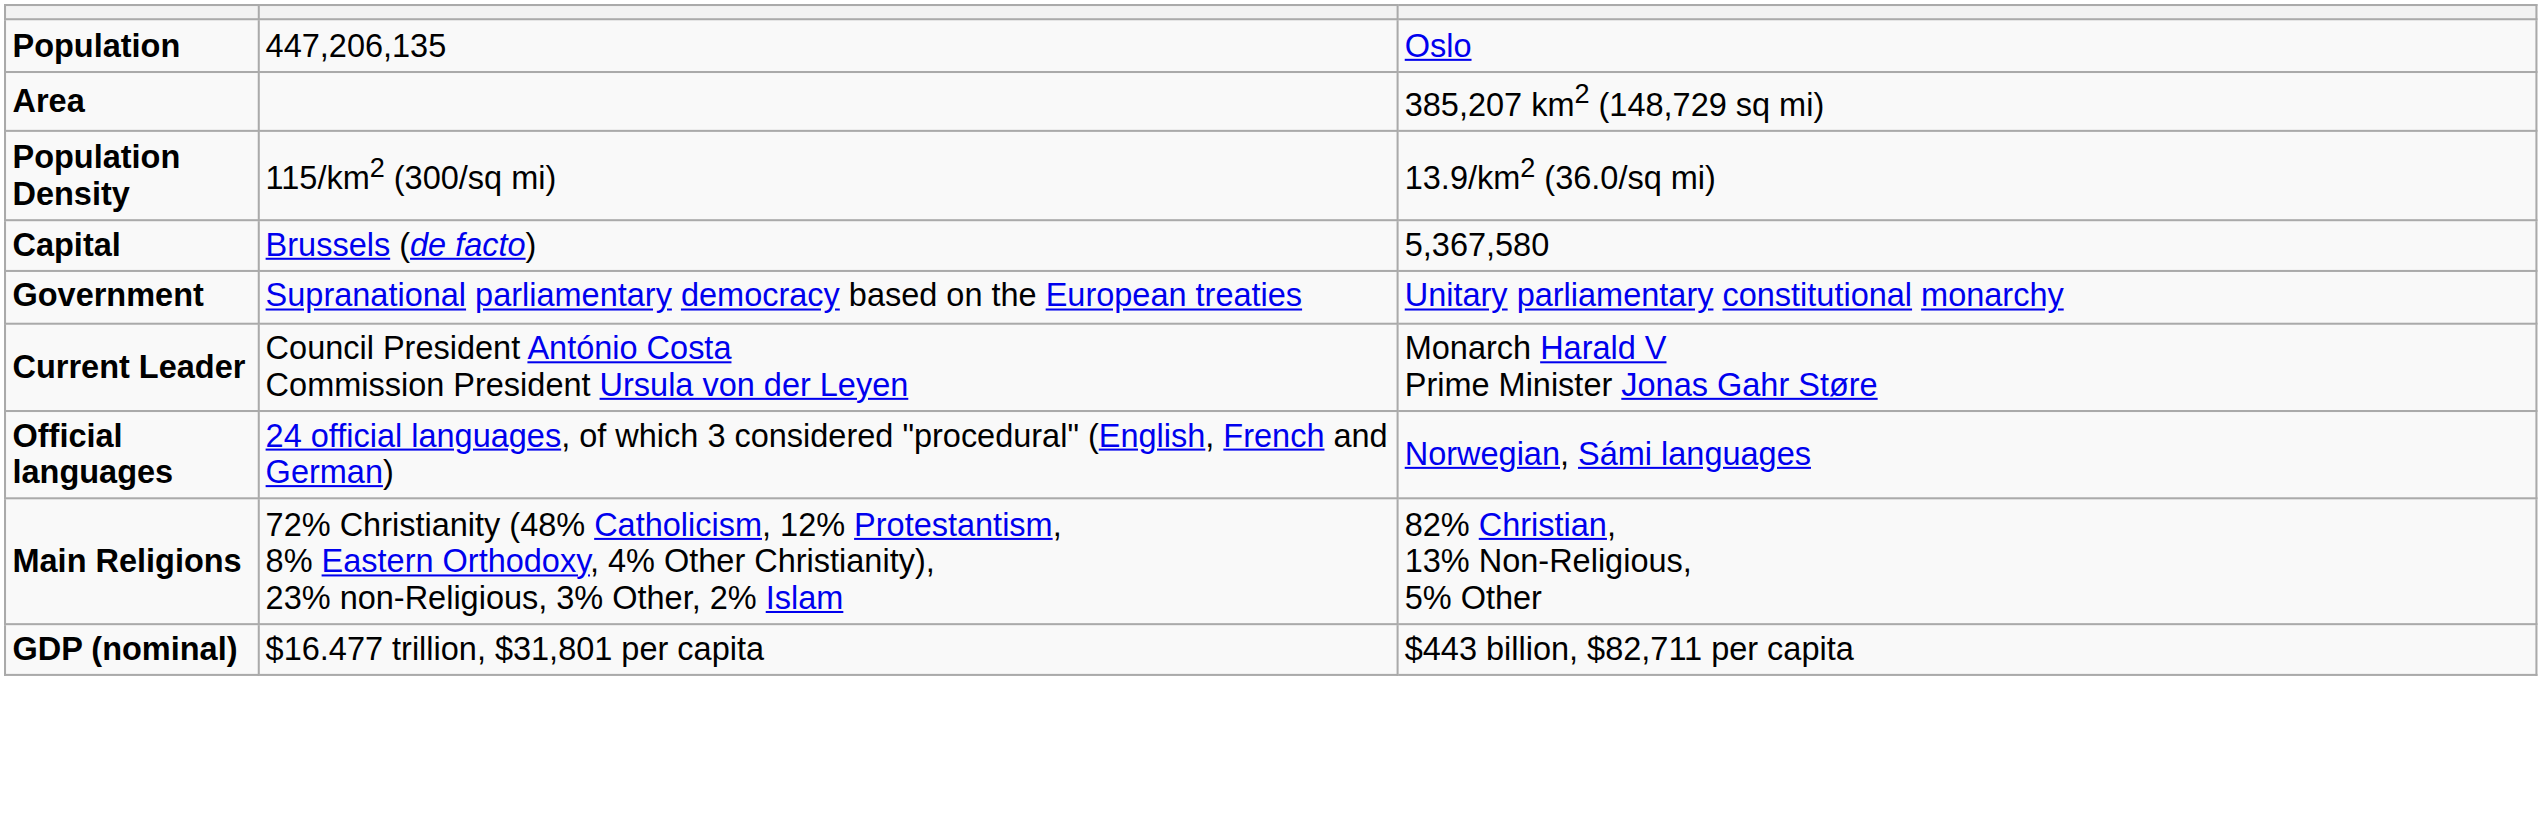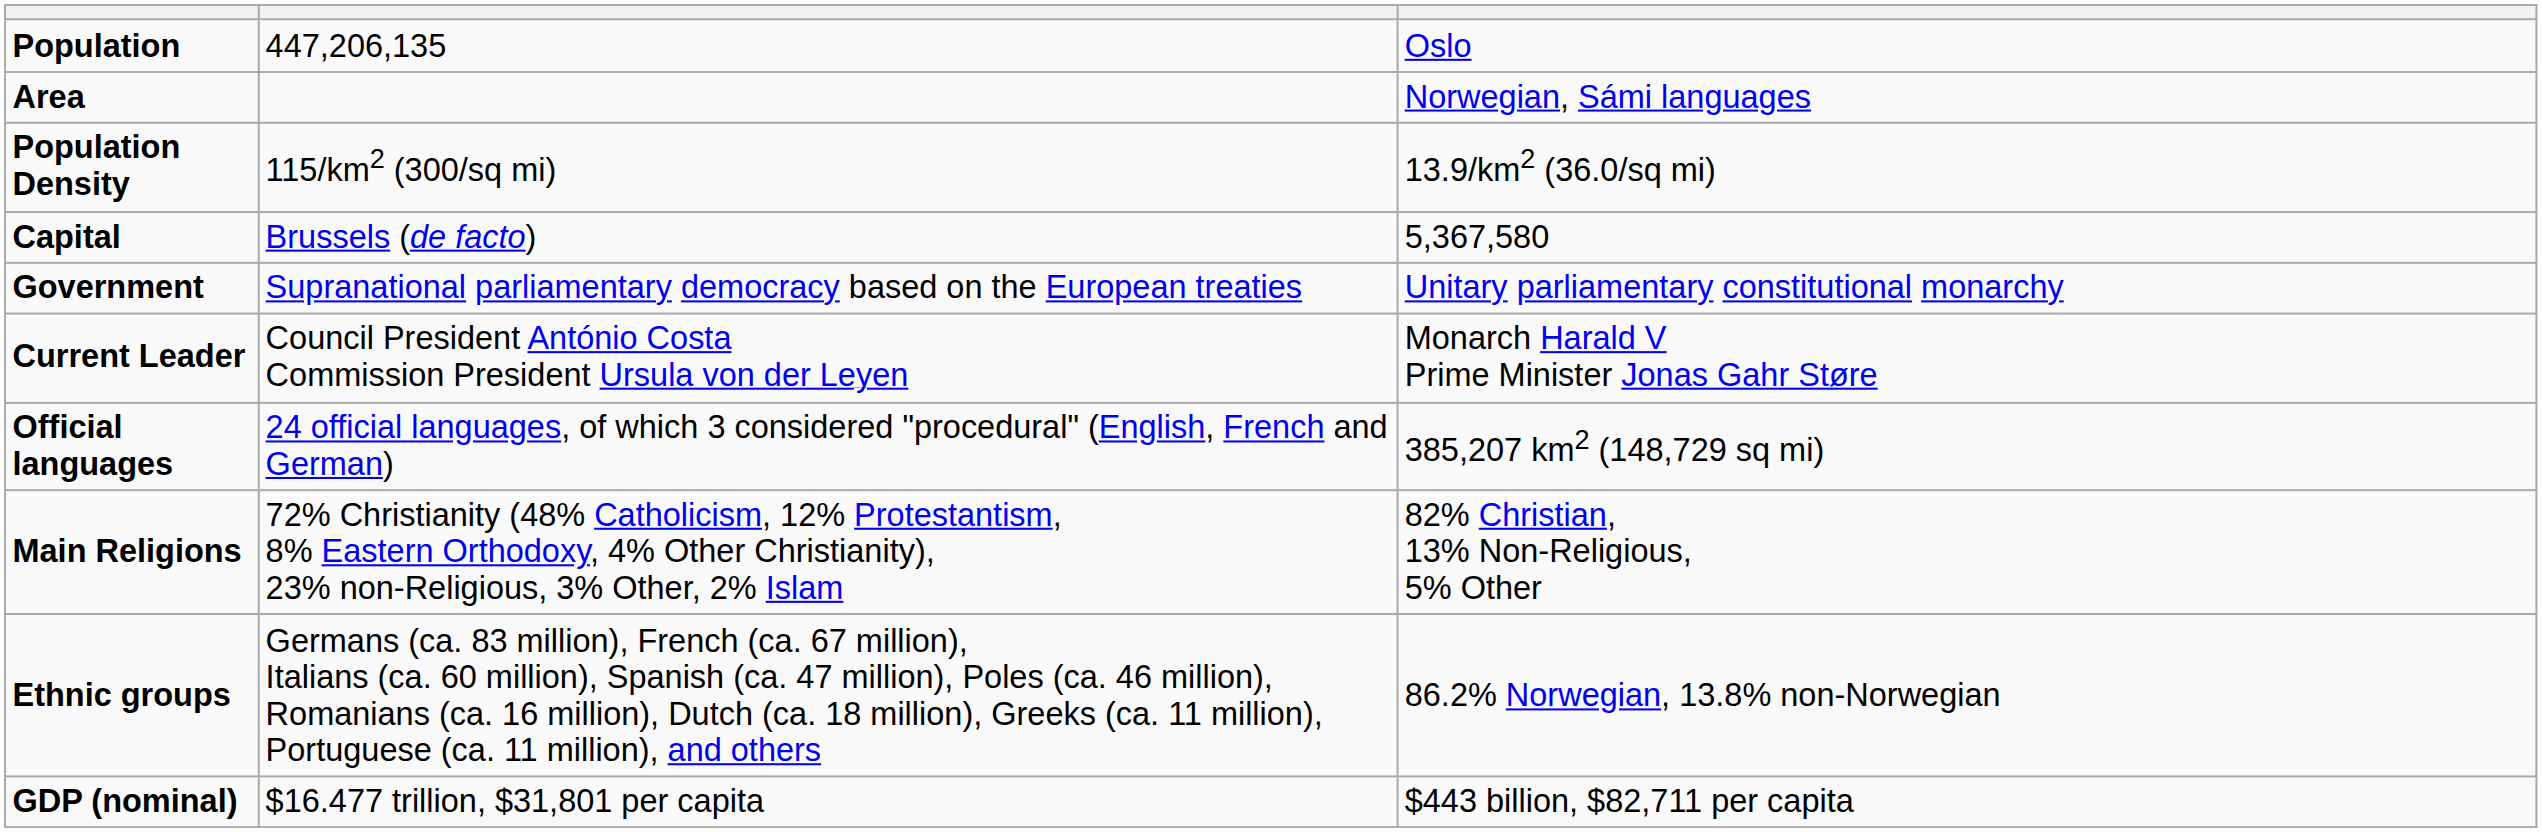(1614, 101) 385,207 km2 (148,729 sq mi) -> (1608, 96) Norwegian, Sámi languages
(1608, 454) Norwegian, Sámi languages -> (1614, 445) 385,207 km2 (148,729 sq mi)
+ row: (122, 694)
